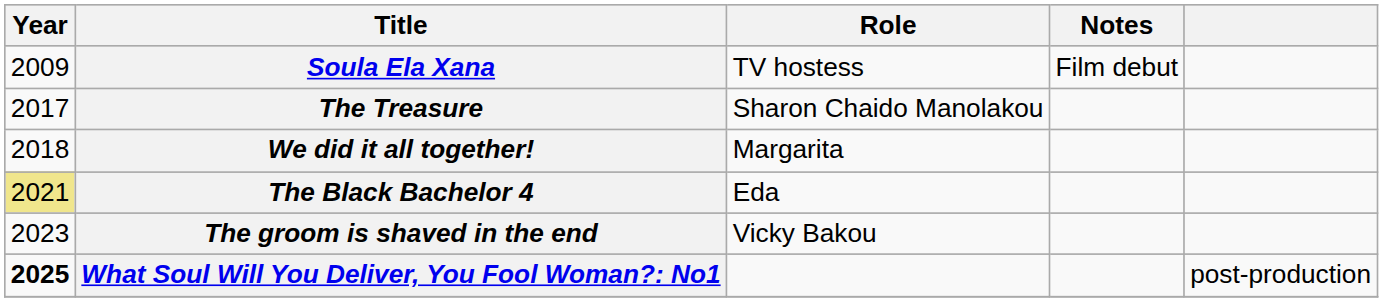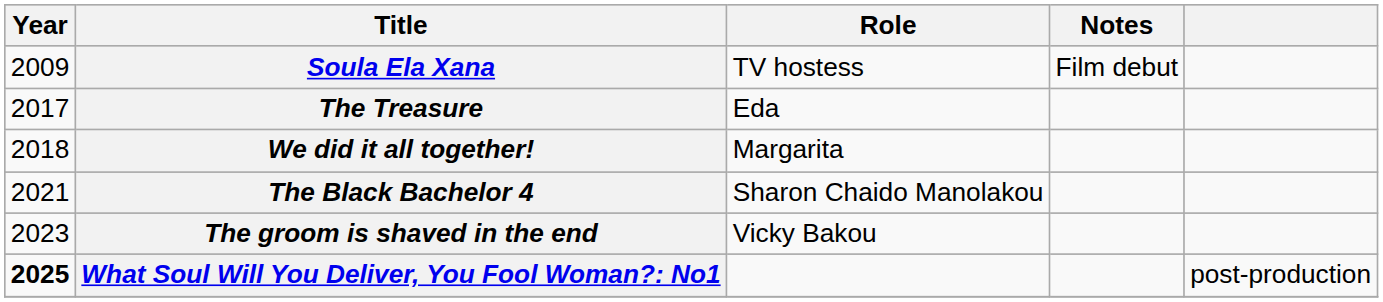(888, 108) Sharon Chaido Manolakou -> (756, 108) Eda
(40, 191) khaki background -> (40, 191) no background
(756, 191) Eda -> (888, 191) Sharon Chaido Manolakou
